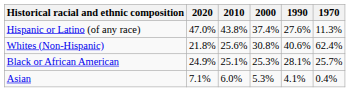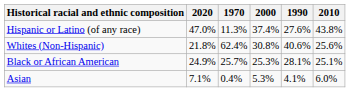columns swapped: (234, 12) <-> (329, 12)
